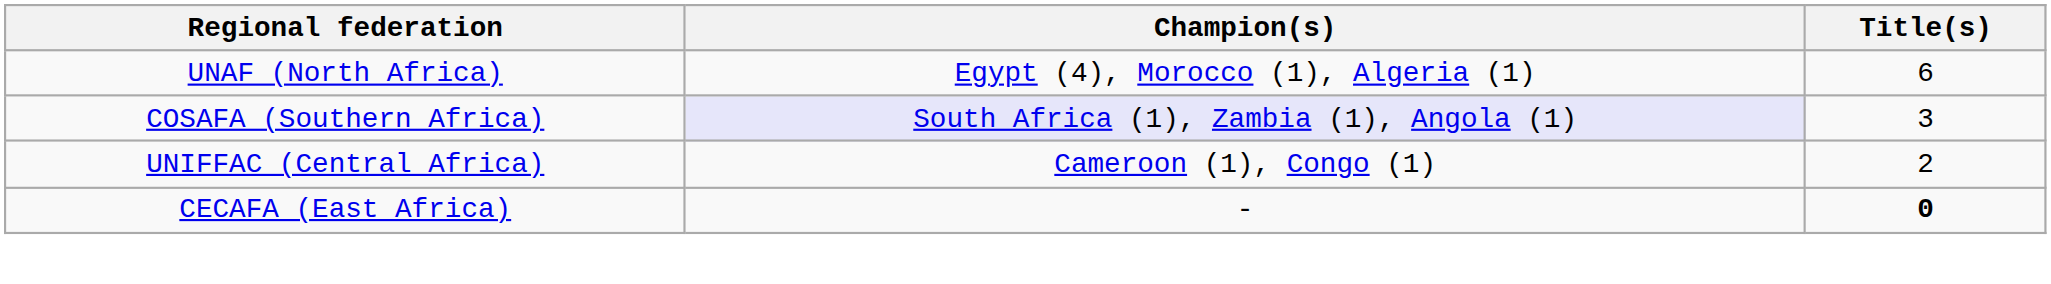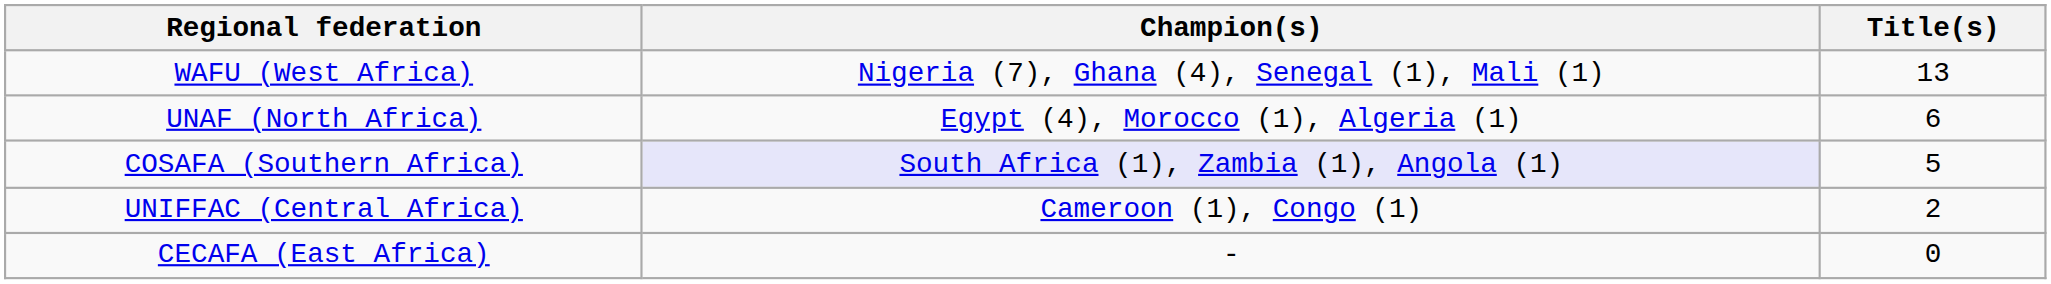+ row: (324, 73)
(1926, 118) 3 -> (1933, 164) 5
(1926, 209) bold -> (1933, 255) normal
